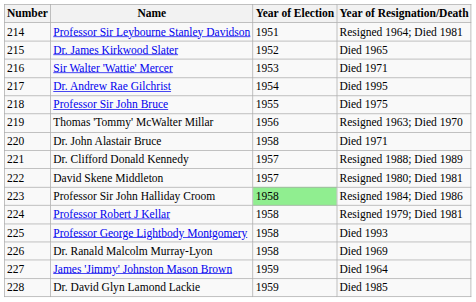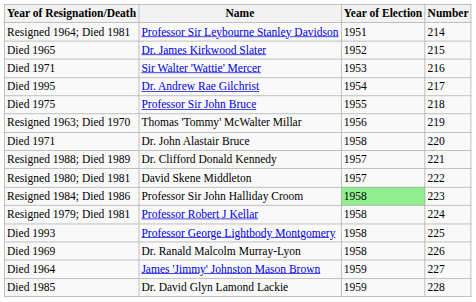columns swapped: (27, 13) <-> (404, 13)
